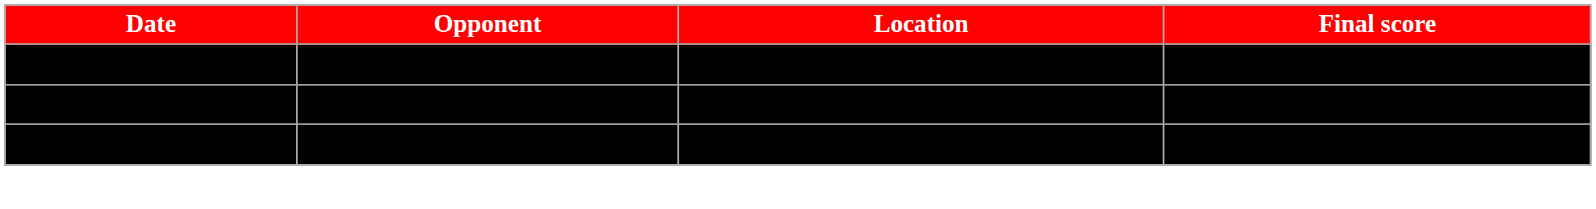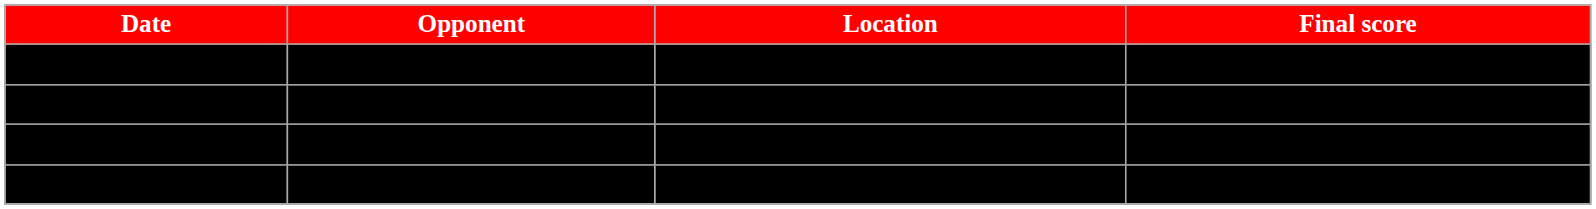(921, 64) normal -> (890, 64) bold
+ row: (146, 104)
(1377, 104) 2-0, Wisconsin -> (1358, 143) 0-1, North Dakota
(1377, 143) 0-1, North Dakota -> (1358, 183) 2-0, Wisconsin
